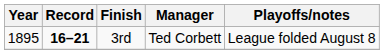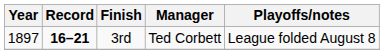(23, 37) 1895 -> (23, 37) 1897
